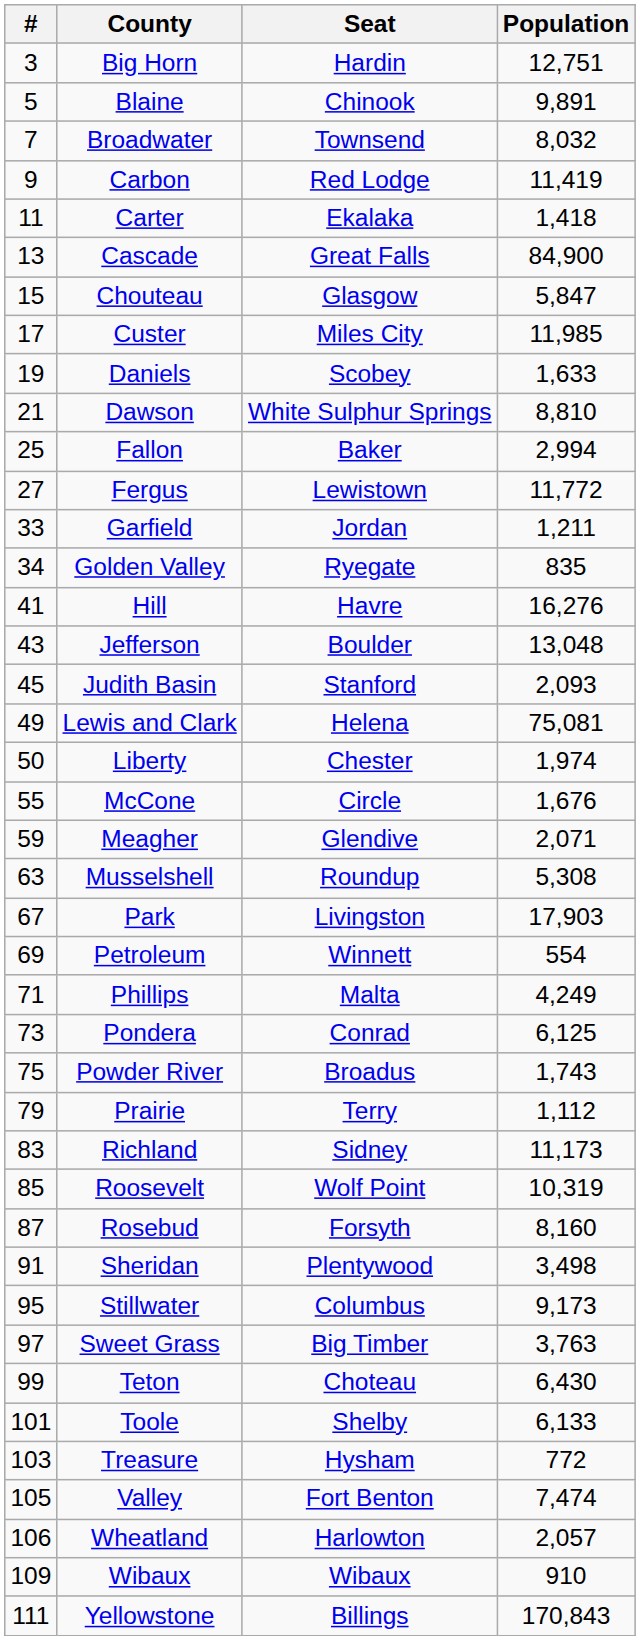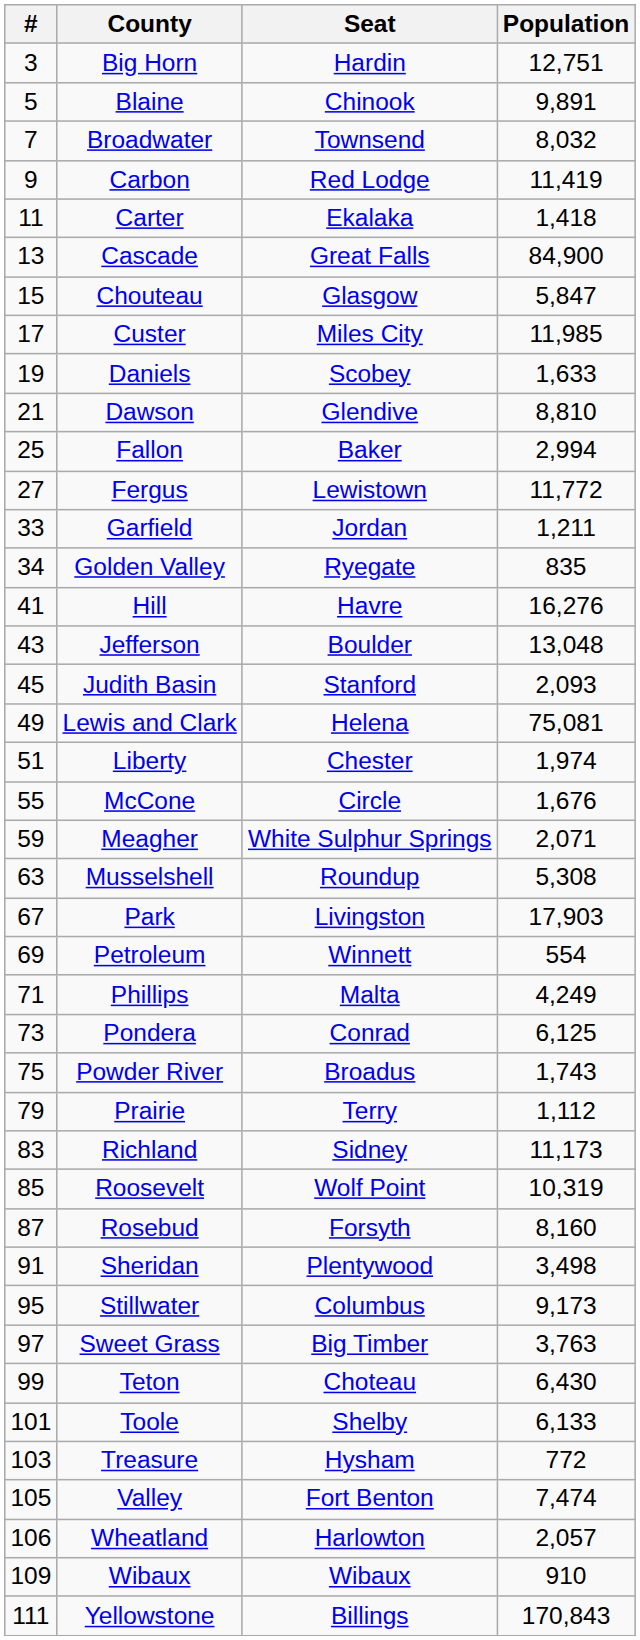(370, 412) White Sulphur Springs -> (370, 412) Glendive
(31, 761) 50 -> (31, 761) 51
(370, 839) Glendive -> (370, 839) White Sulphur Springs
